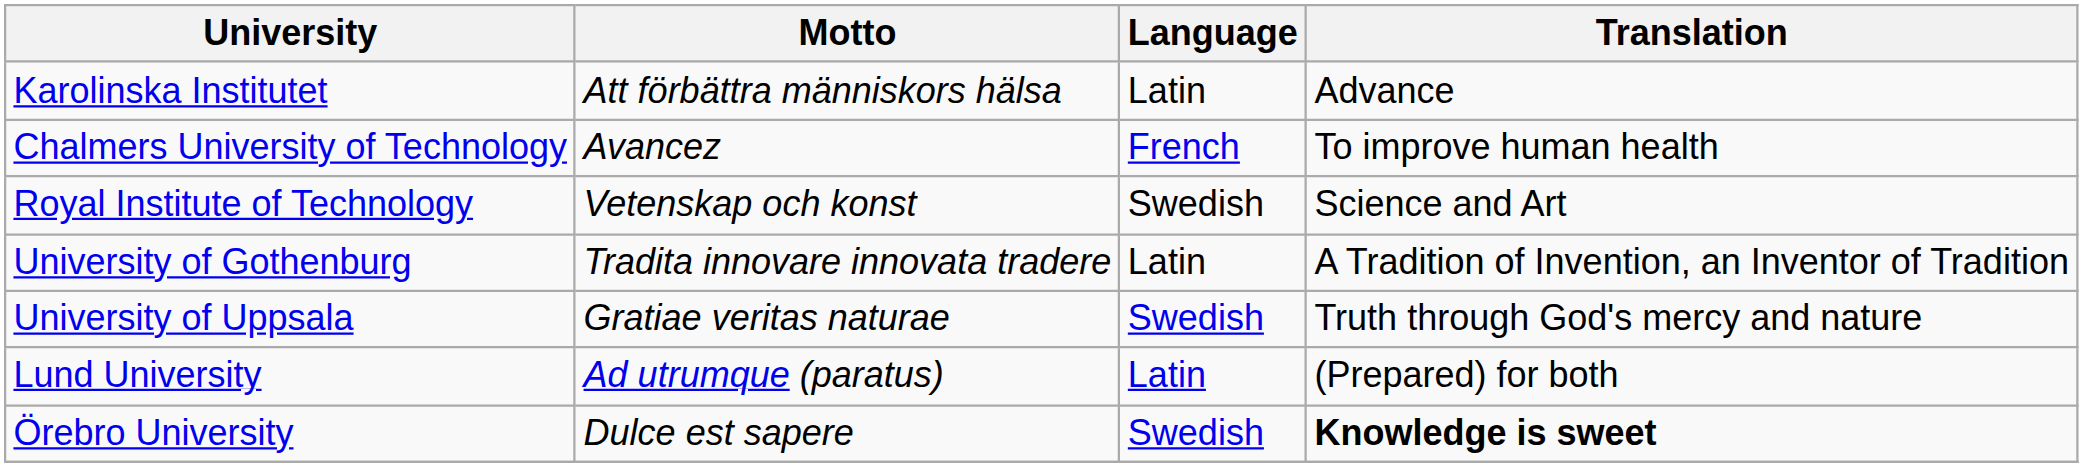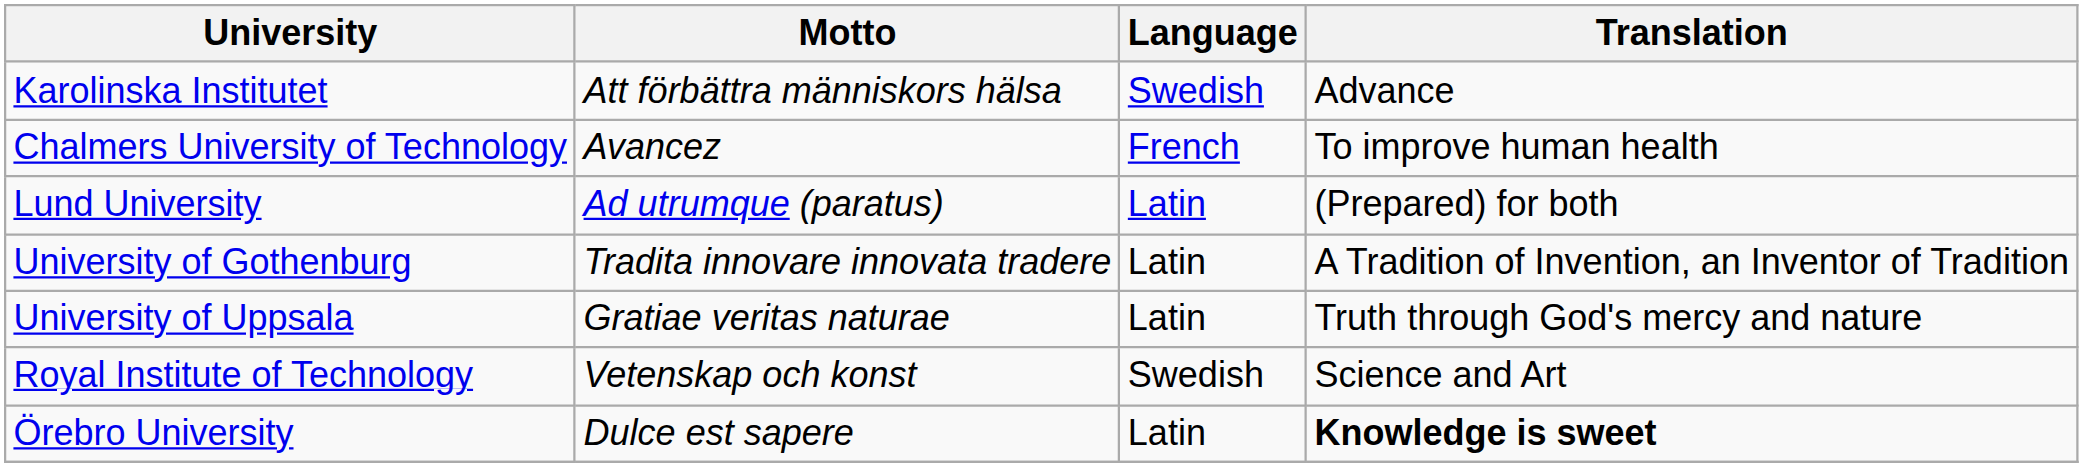(1167, 90) Latin -> (1196, 90) Swedish
rows swapped: (137, 375) <-> (243, 204)
(1196, 318) Swedish -> (1167, 318) Latin
(1196, 432) Swedish -> (1167, 432) Latin
